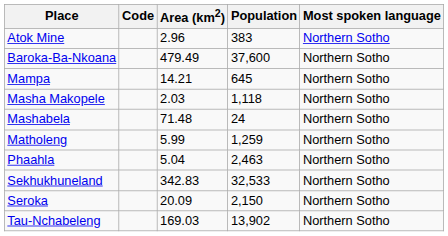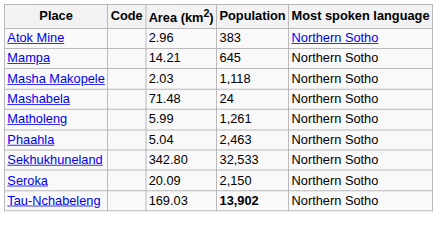- row: (62, 58)
(247, 139) 1,259 -> (236, 119) 1,261
(180, 180) 342.83 -> (168, 160) 342.80
(250, 221) normal -> (239, 200) bold
